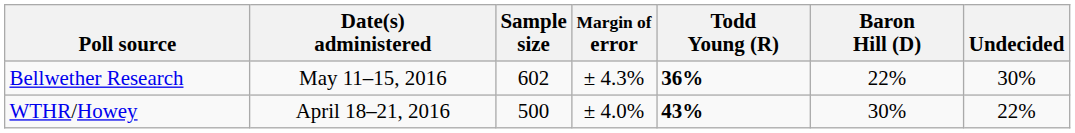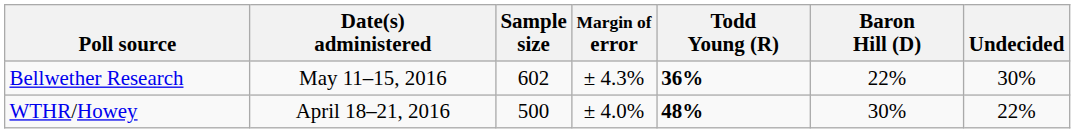(682, 111) 43% -> (682, 111) 48%
